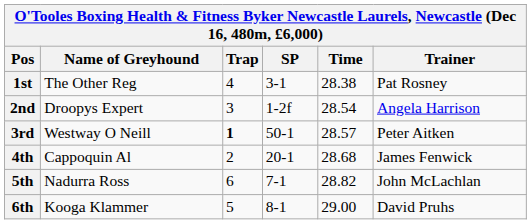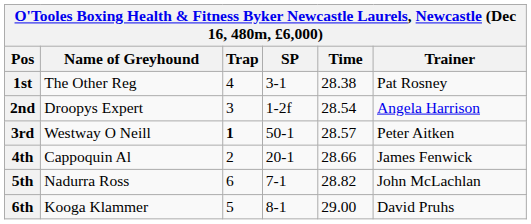(339, 157) 28.68 -> (339, 157) 28.66
